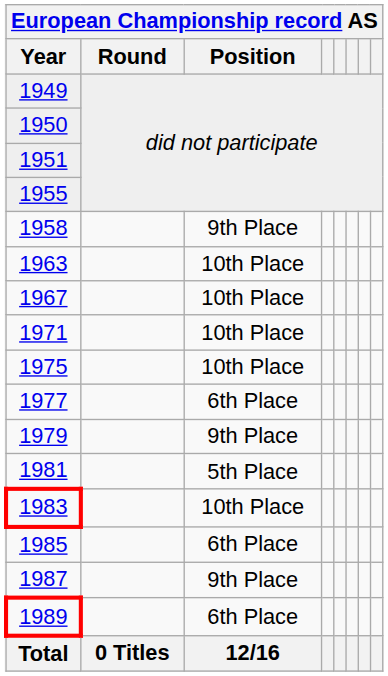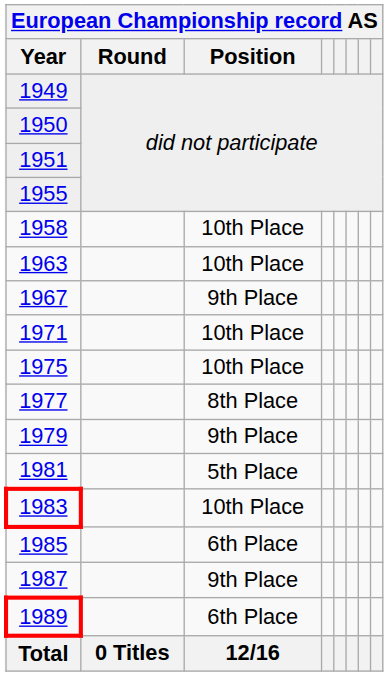(253, 228) 9th Place -> (253, 228) 10th Place
(253, 297) 10th Place -> (253, 297) 9th Place
(253, 401) 6th Place -> (253, 401) 8th Place
